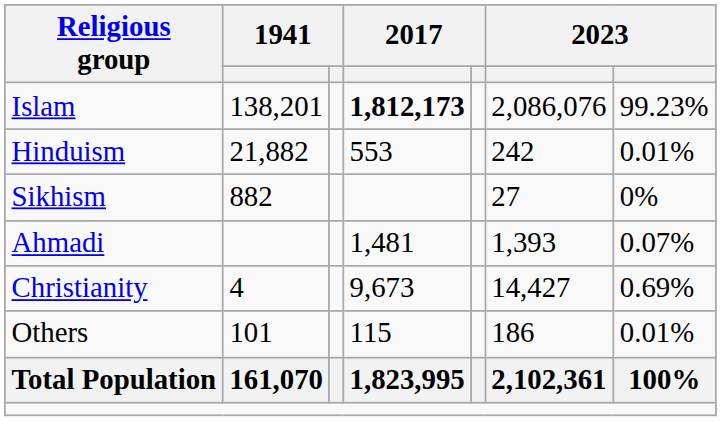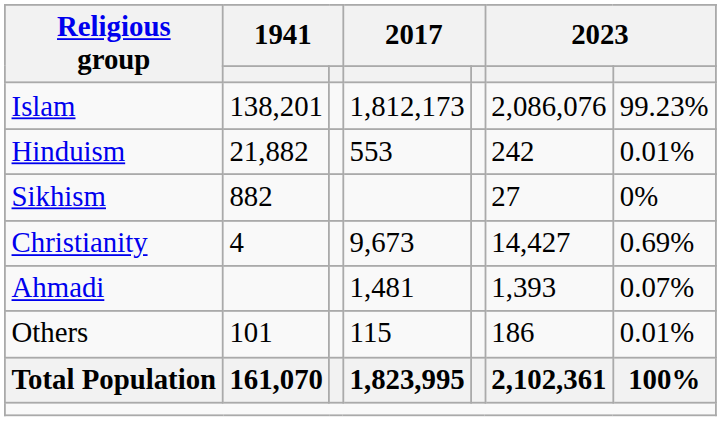(407, 105) bold -> (407, 105) normal
rows swapped: (80, 288) <-> (58, 242)
